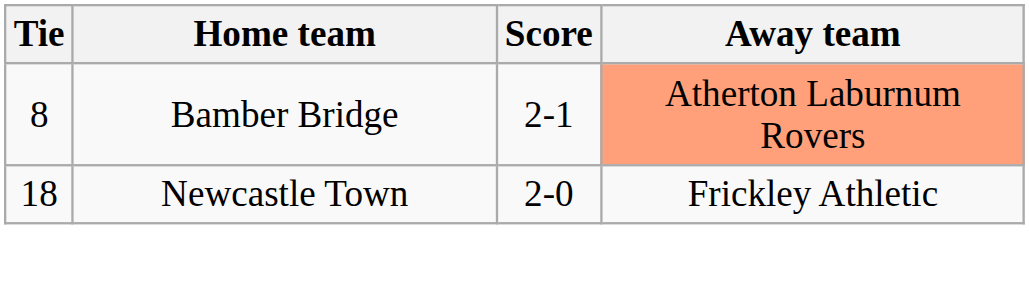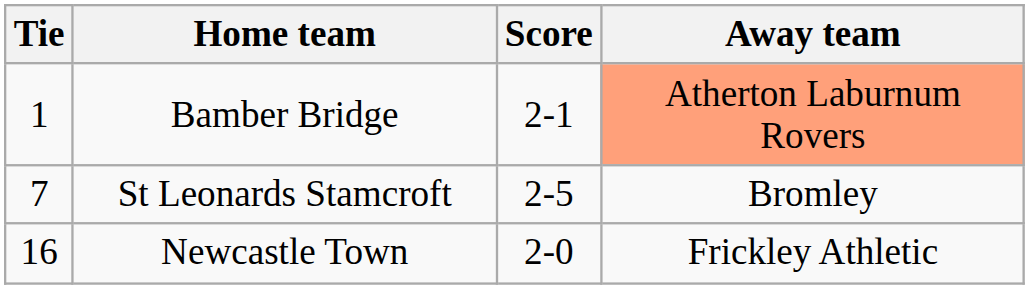(39, 113) 8 -> (39, 113) 1
+ row: (285, 193)
(39, 193) 18 -> (39, 252) 16
